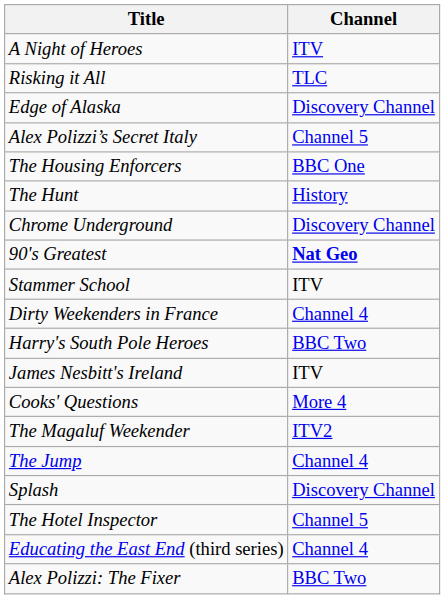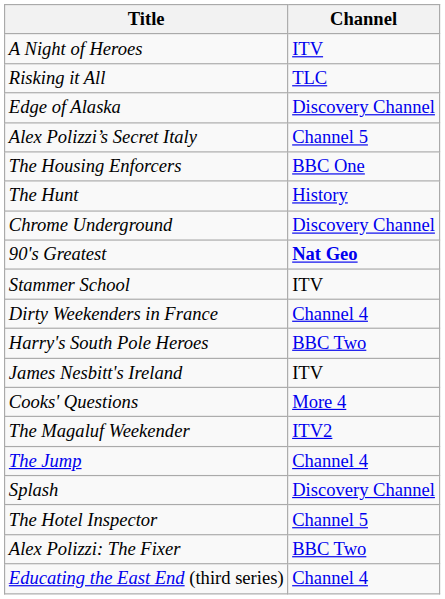rows swapped: (95, 578) <-> (146, 549)
